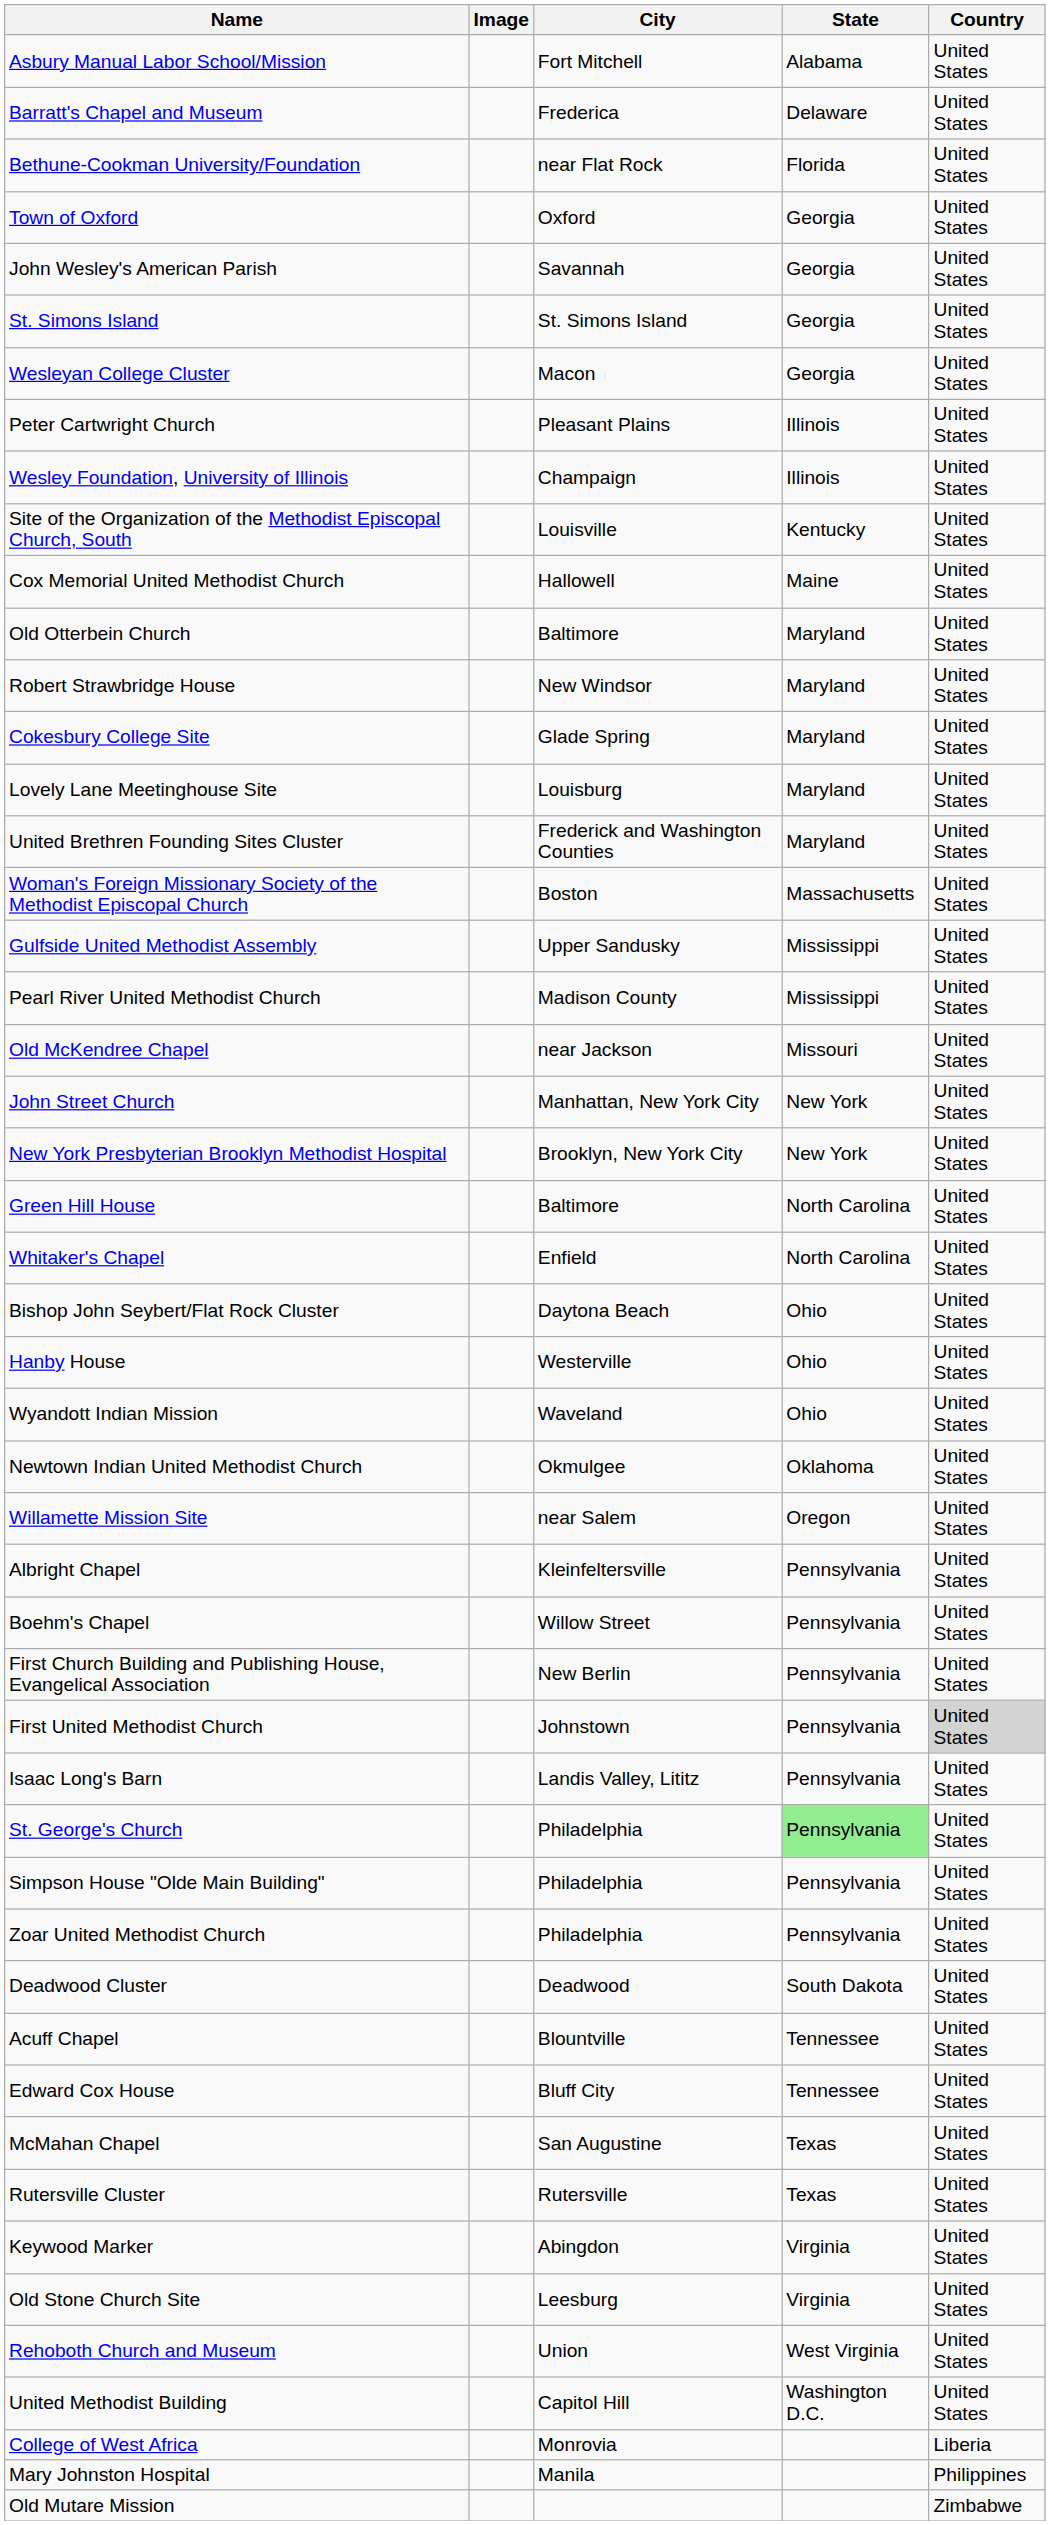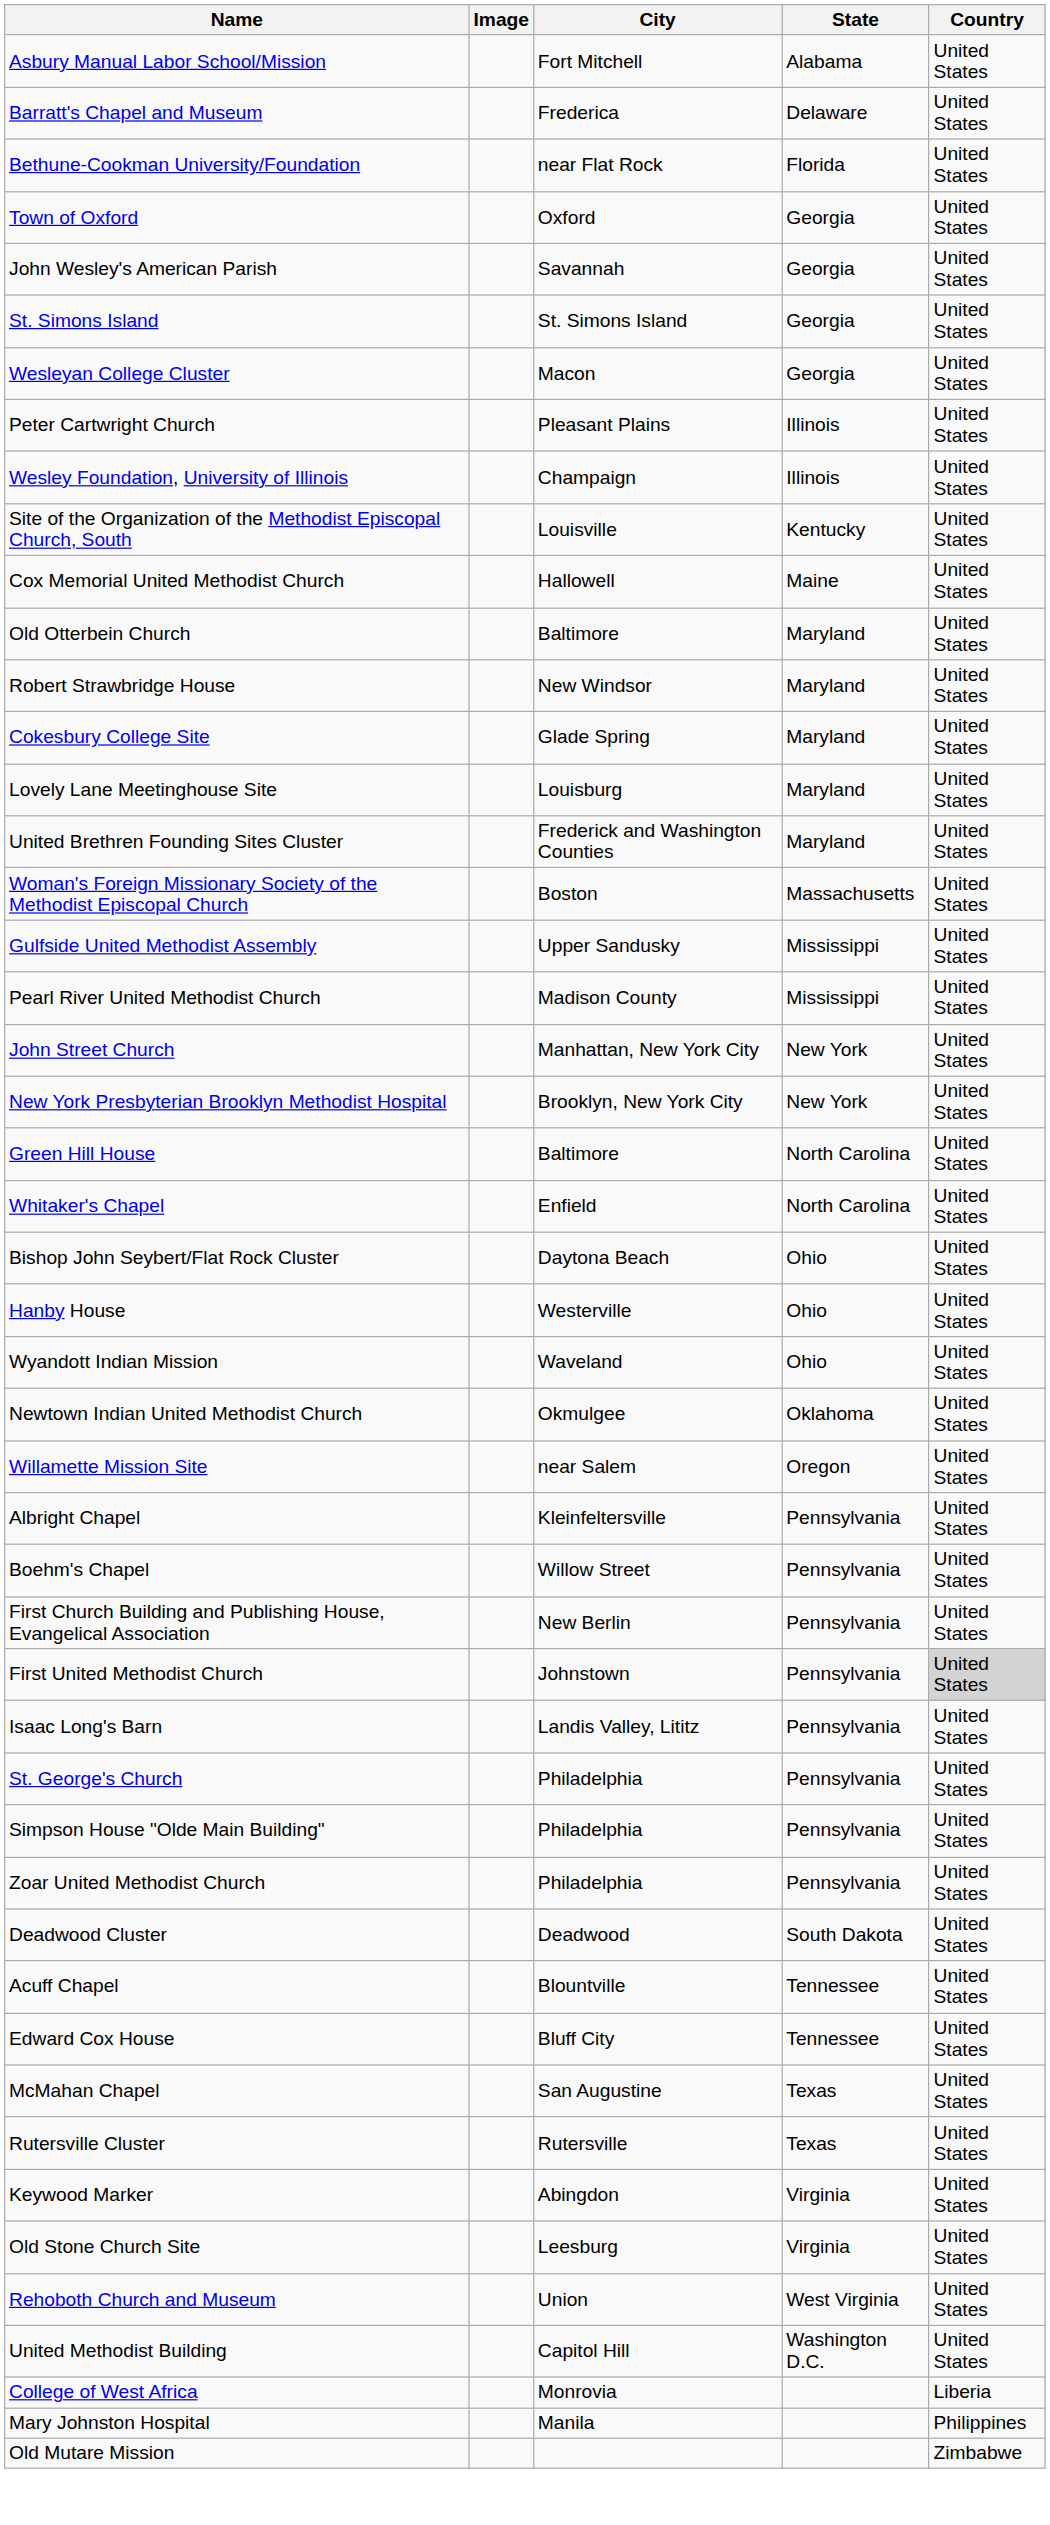- row: (109, 1049)
(843, 1830) lightgreen background -> (843, 1778) no background
